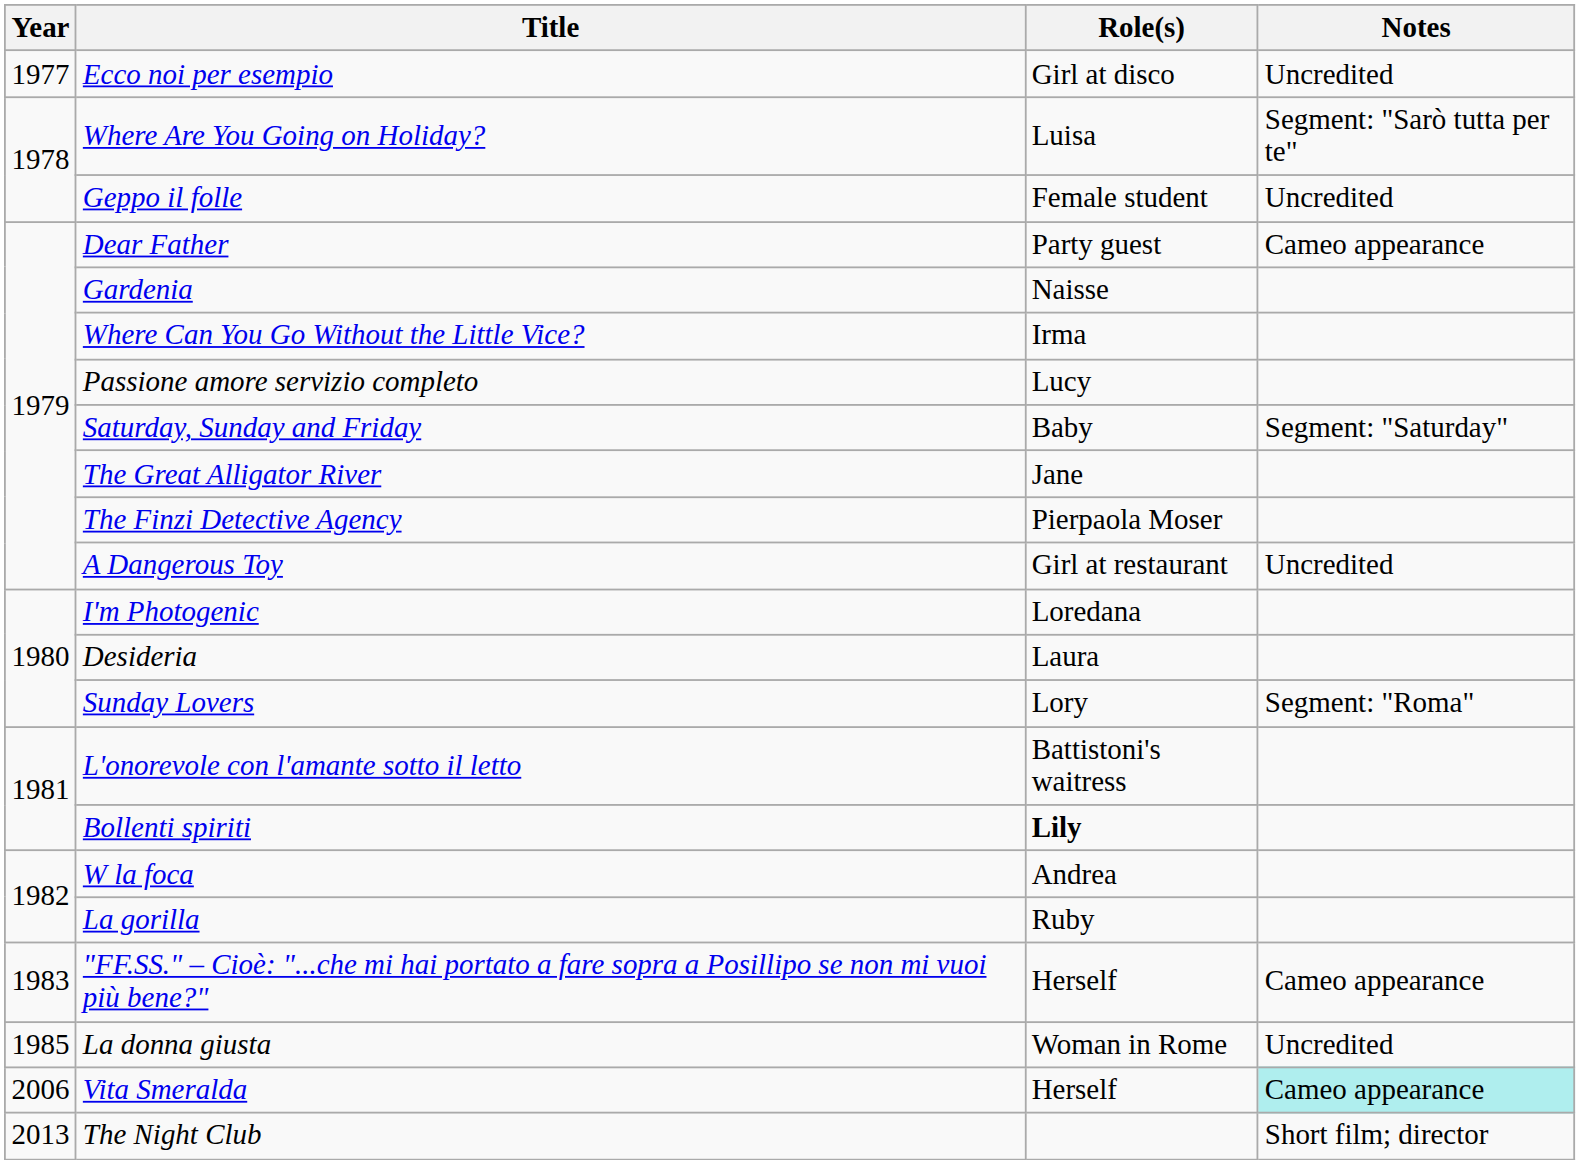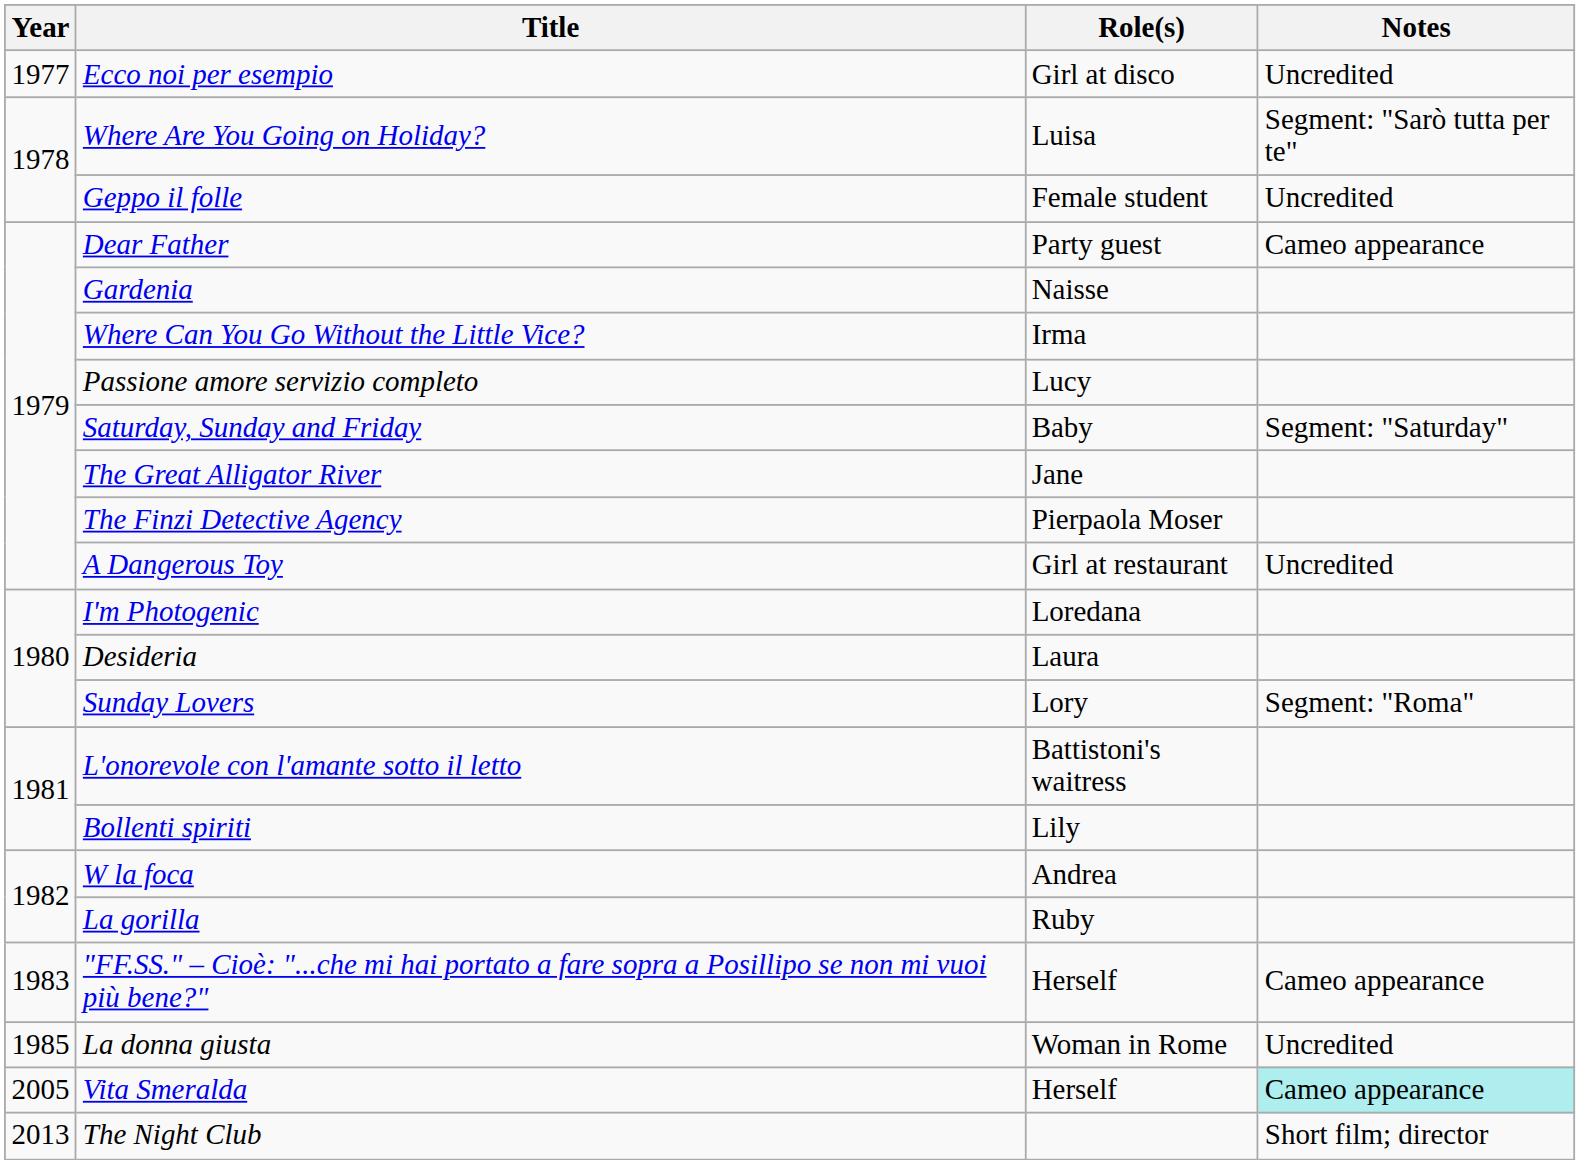(1057, 827) bold -> (1056, 827) normal
(41, 1089) 2006 -> (41, 1089) 2005
